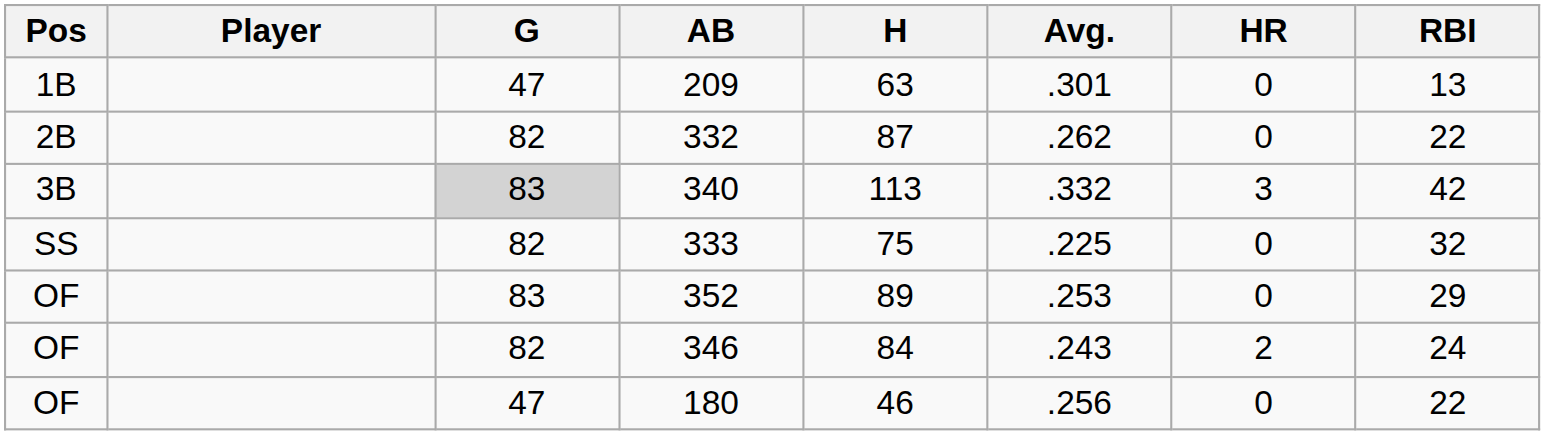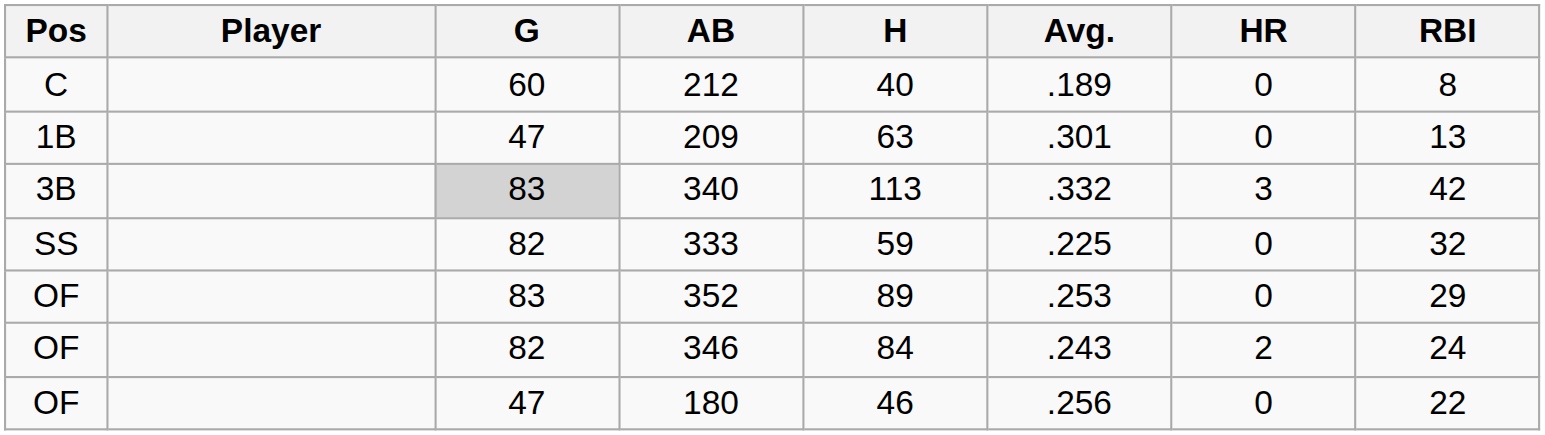+ row: (711, 84)
- row: (711, 137)
(895, 243) 75 -> (895, 243) 59
